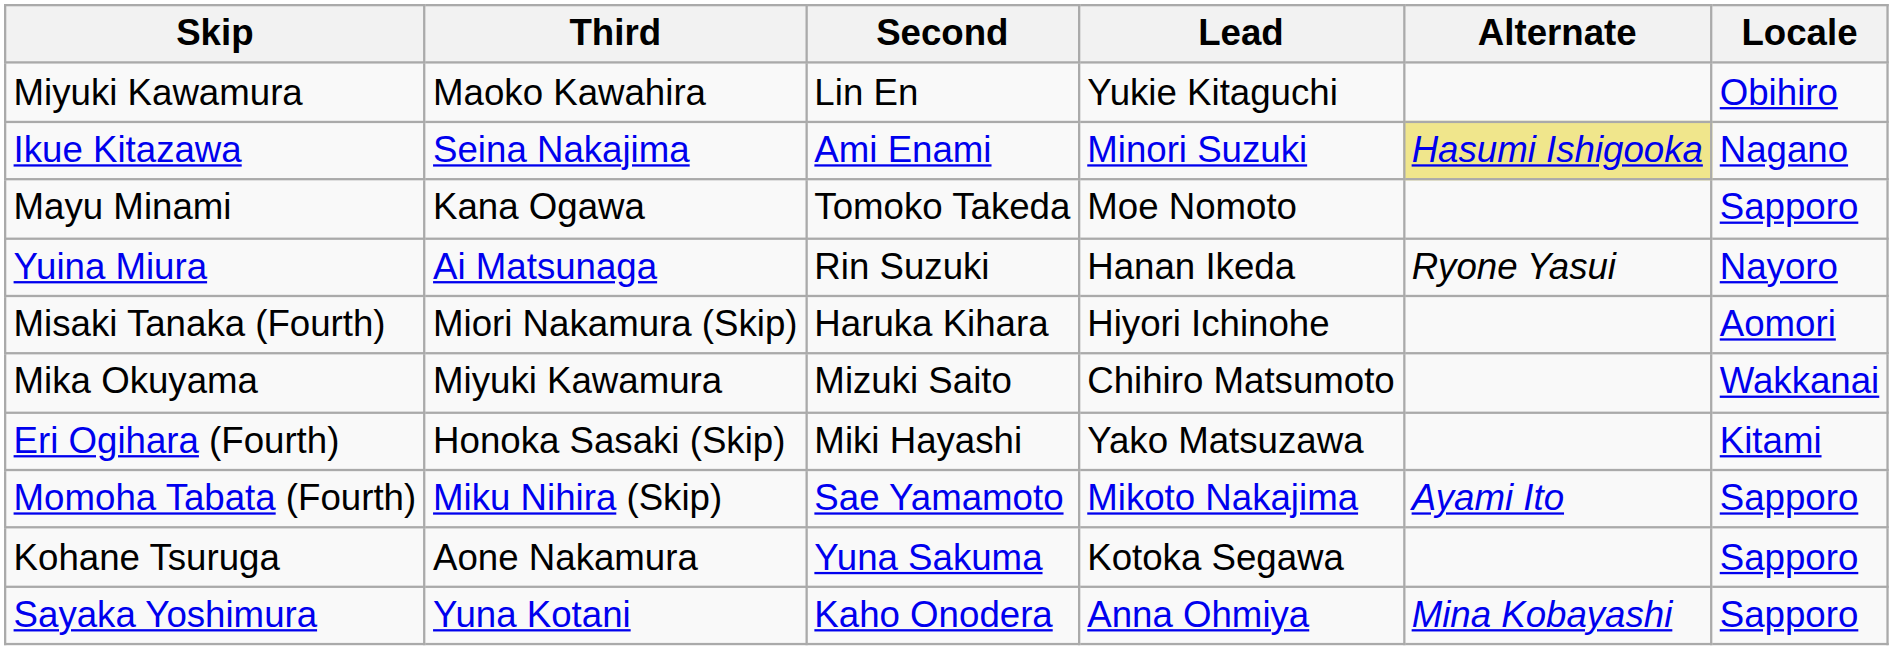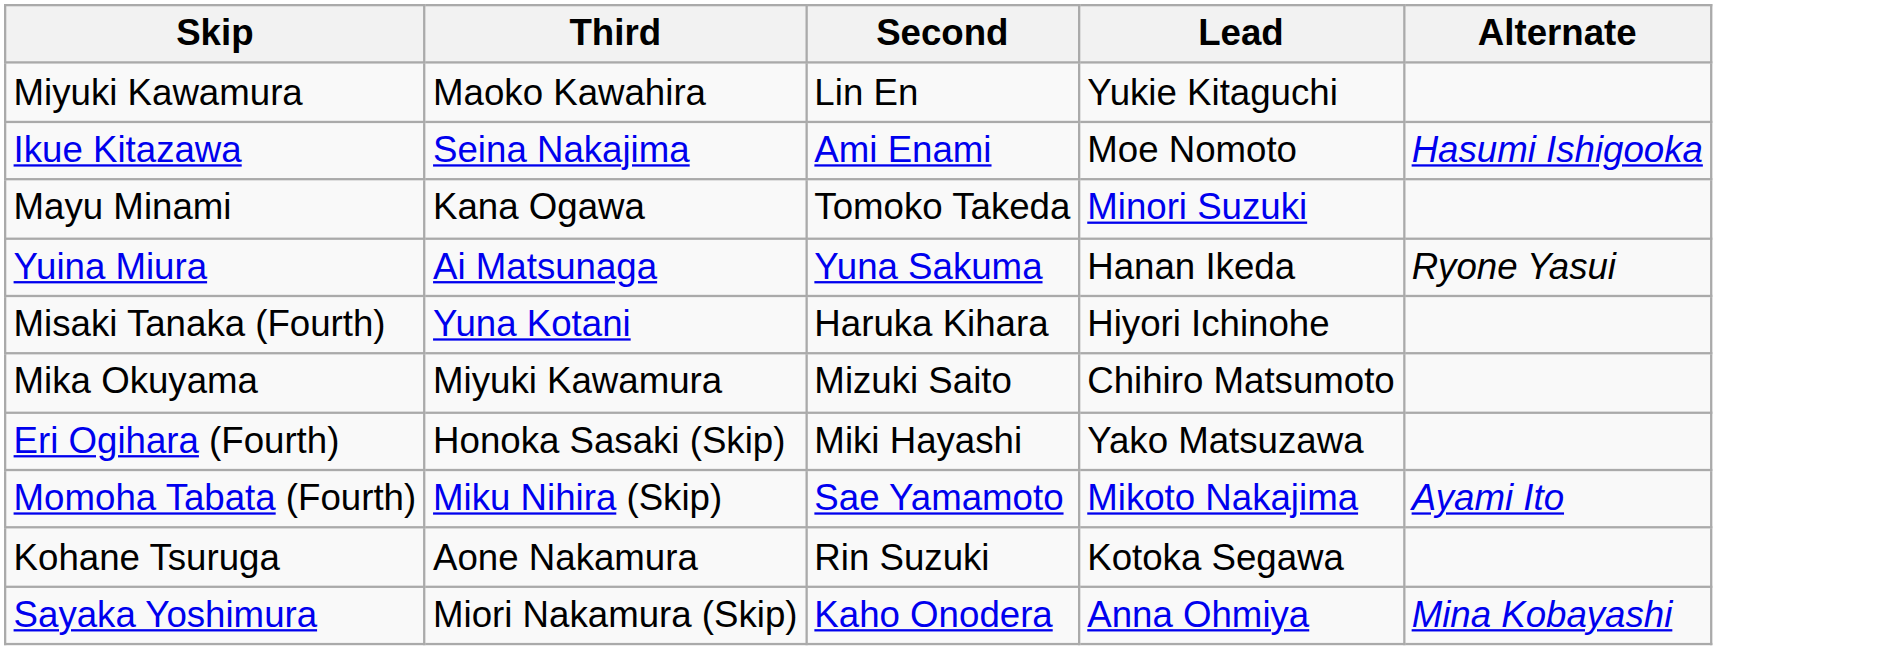- column: (1800, 33)
(1197, 149) Minori Suzuki -> (1192, 149) Moe Nomoto
(1557, 149) khaki background -> (1557, 149) no background
(1192, 207) Moe Nomoto -> (1197, 207) Minori Suzuki
(902, 265) Rin Suzuki -> (928, 265) Yuna Sakuma
(615, 324) Miori Nakamura (Skip) -> (532, 324) Yuna Kotani
(928, 556) Yuna Sakuma -> (902, 556) Rin Suzuki
(532, 614) Yuna Kotani -> (615, 614) Miori Nakamura (Skip)
